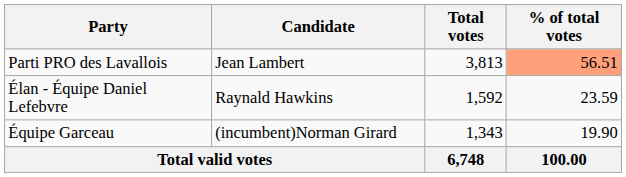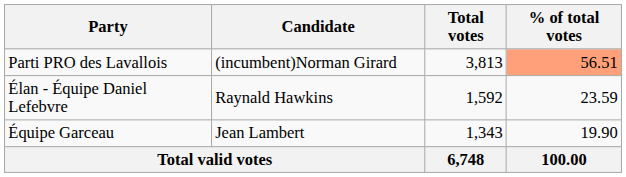(260, 62) Jean Lambert -> (306, 62) (incumbent)Norman Girard
(306, 133) (incumbent)Norman Girard -> (260, 133) Jean Lambert
